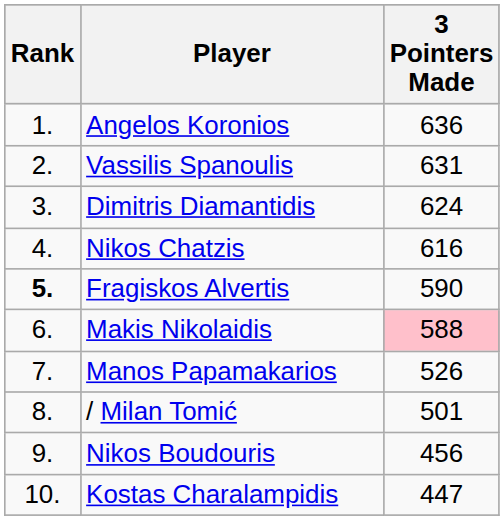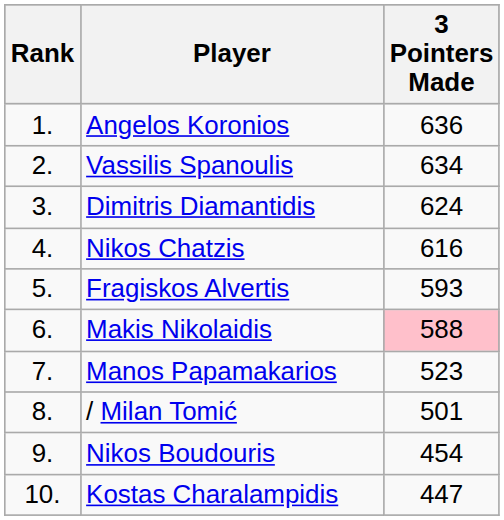(442, 165) 631 -> (442, 165) 634
(42, 288) bold -> (42, 288) normal
(442, 288) 590 -> (442, 288) 593
(442, 371) 526 -> (442, 371) 523
(442, 453) 456 -> (442, 453) 454
